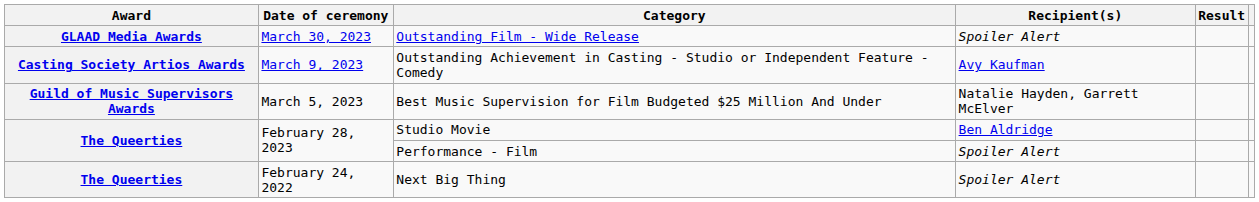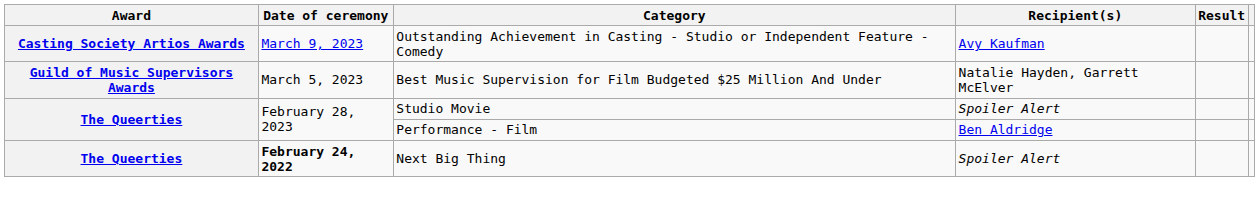- row: (518, 36)
(1006, 130) Ben Aldridge -> (1009, 109) Spoiler Alert
(1009, 151) Spoiler Alert -> (1006, 130) Ben Aldridge
(308, 180) normal -> (308, 159) bold
